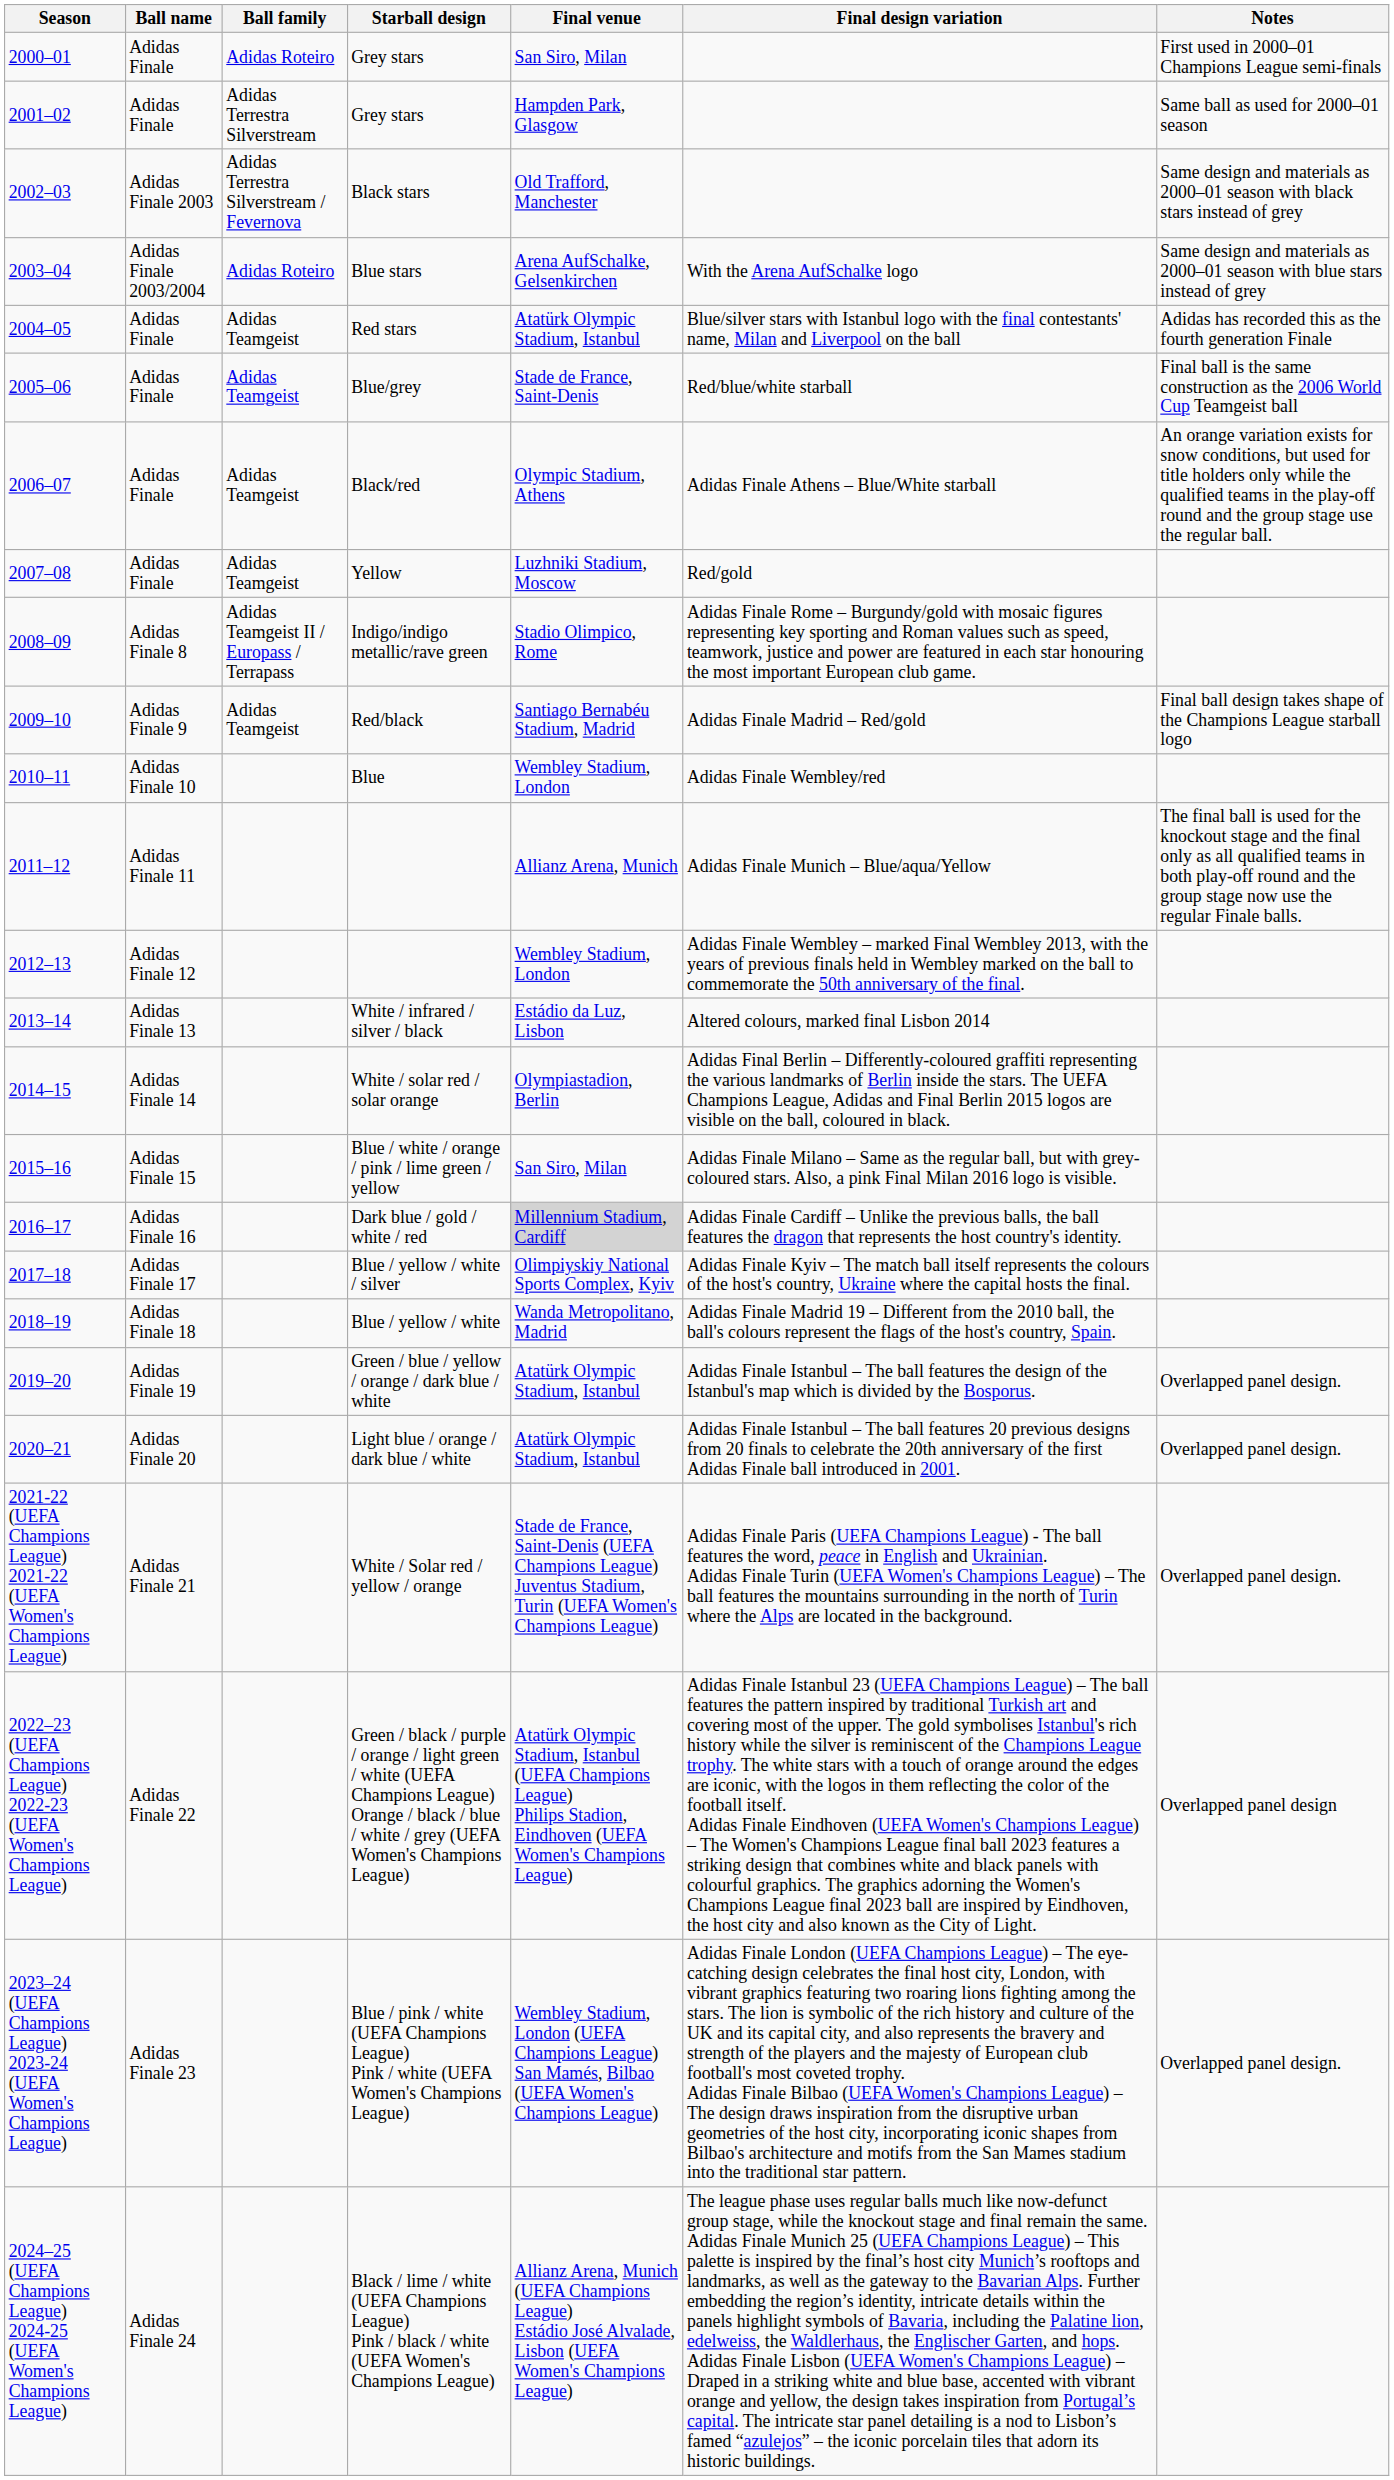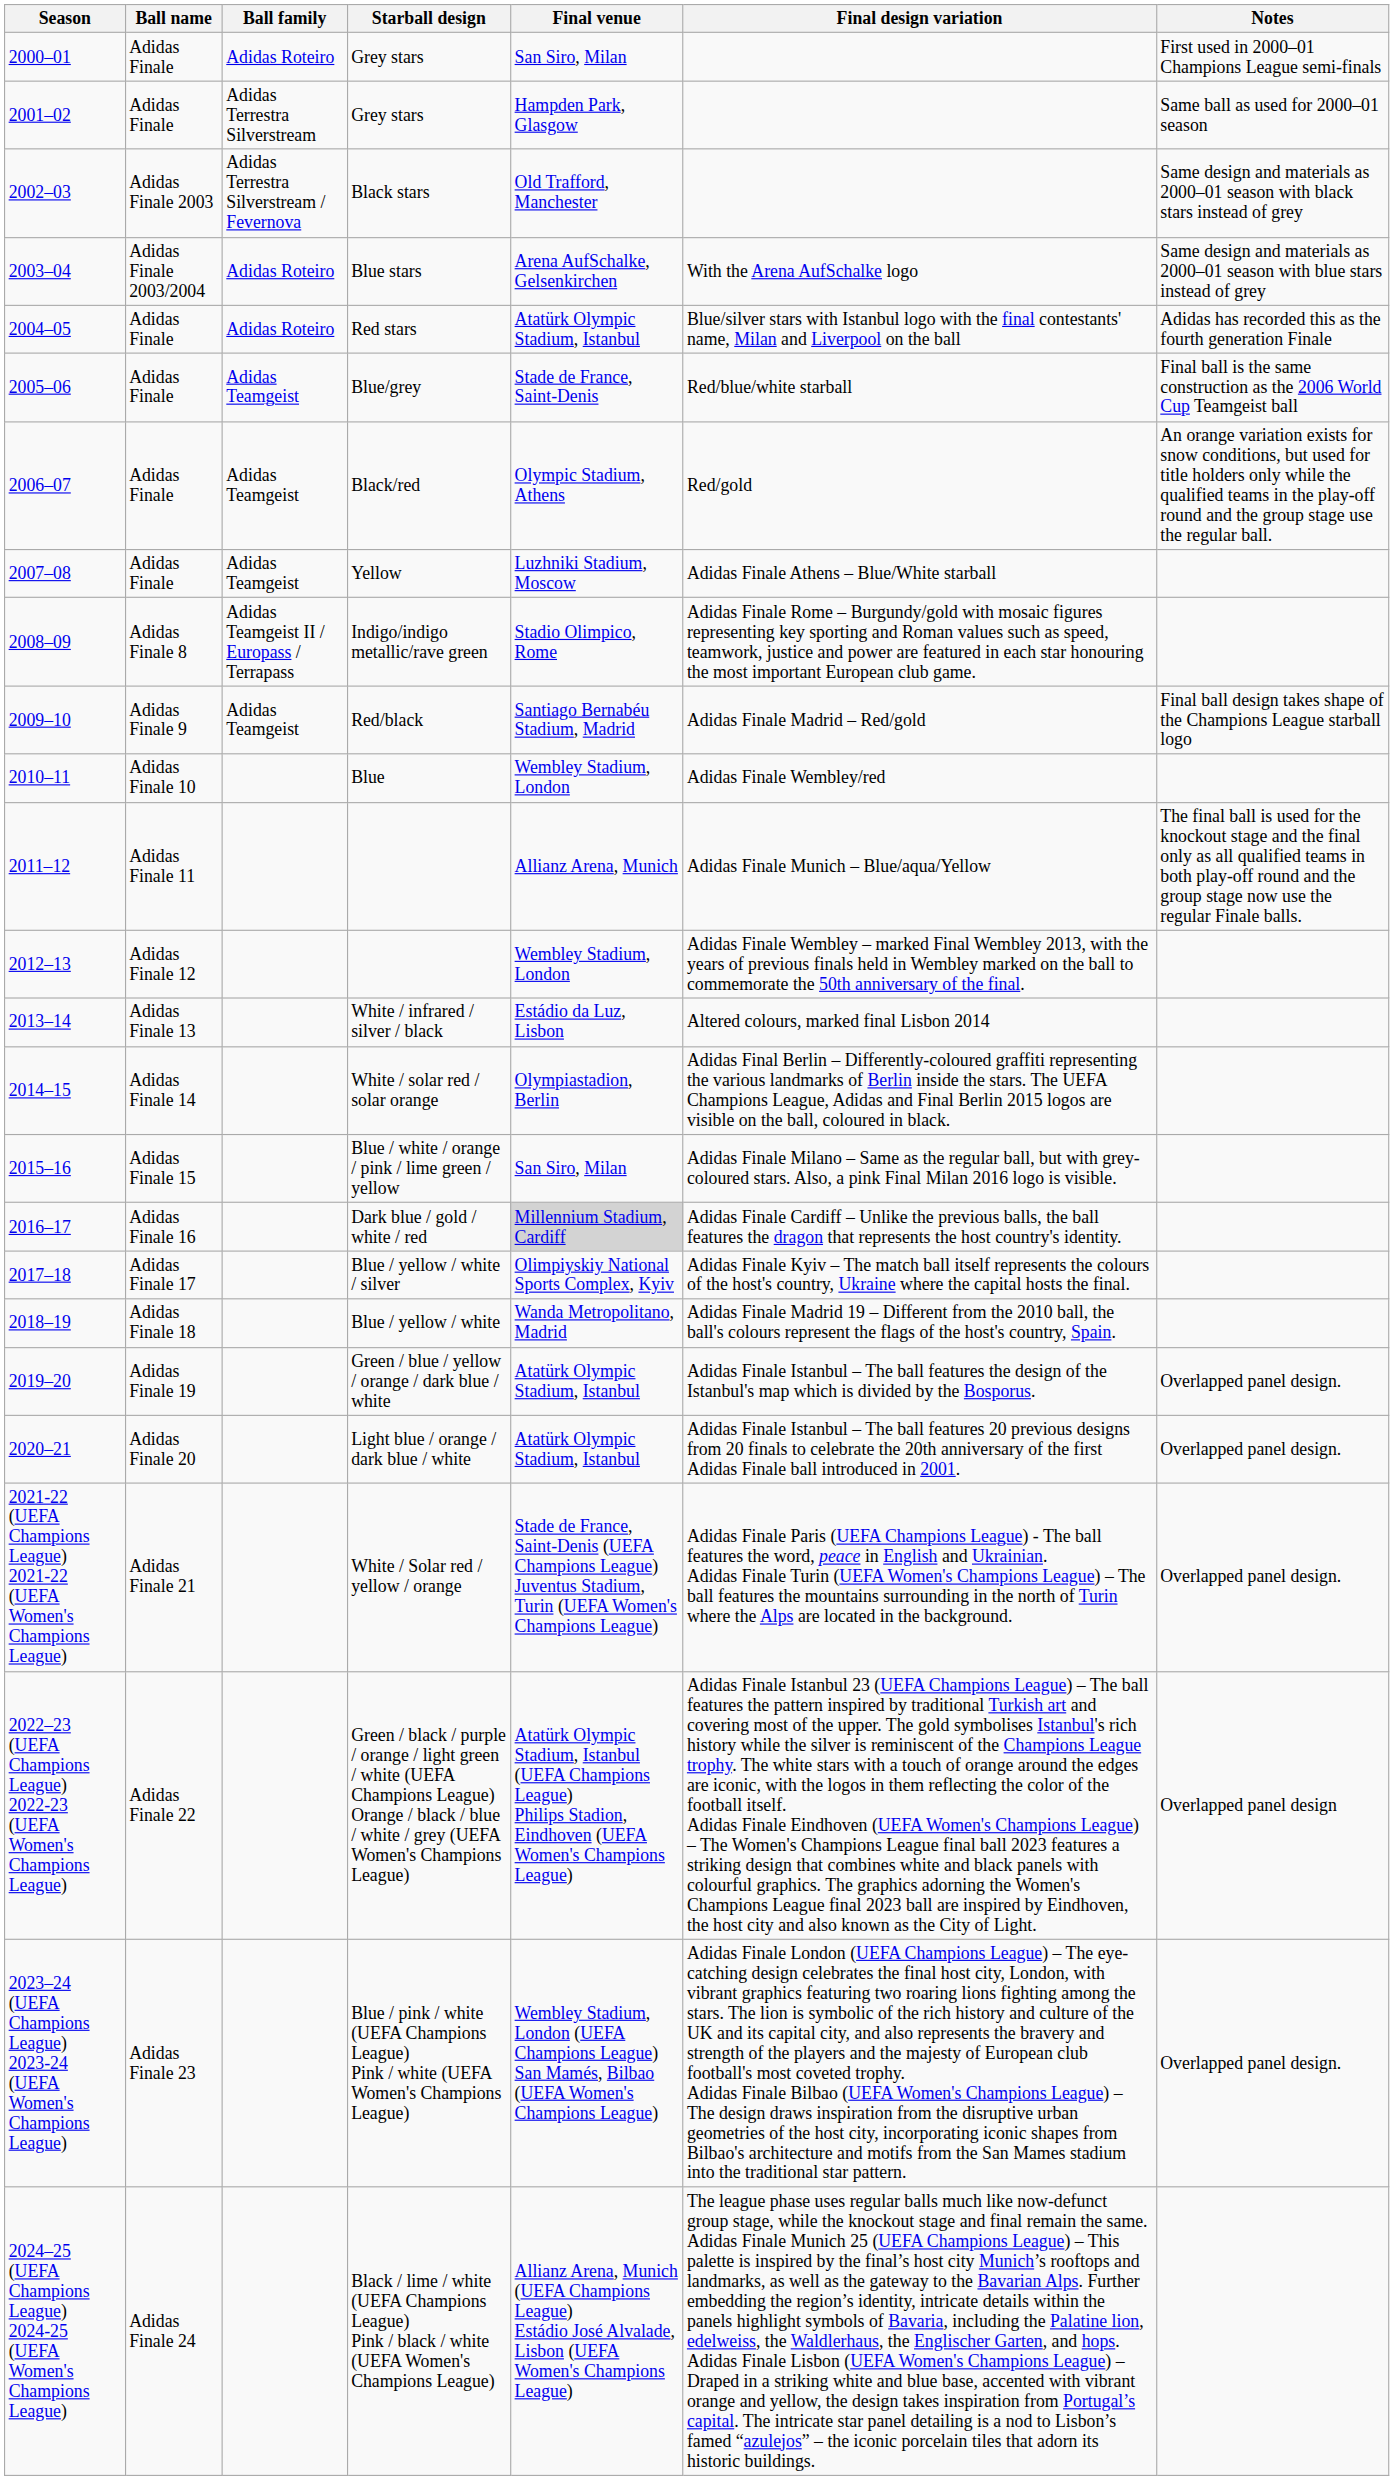(263, 329) Adidas Teamgeist -> (280, 329) Adidas Roteiro
(842, 485) Adidas Finale Athens – Blue/White starball -> (719, 485) Red/gold
(719, 573) Red/gold -> (842, 573) Adidas Finale Athens – Blue/White starball
